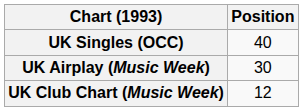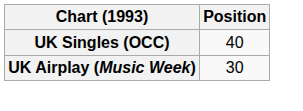- row: (116, 93)
